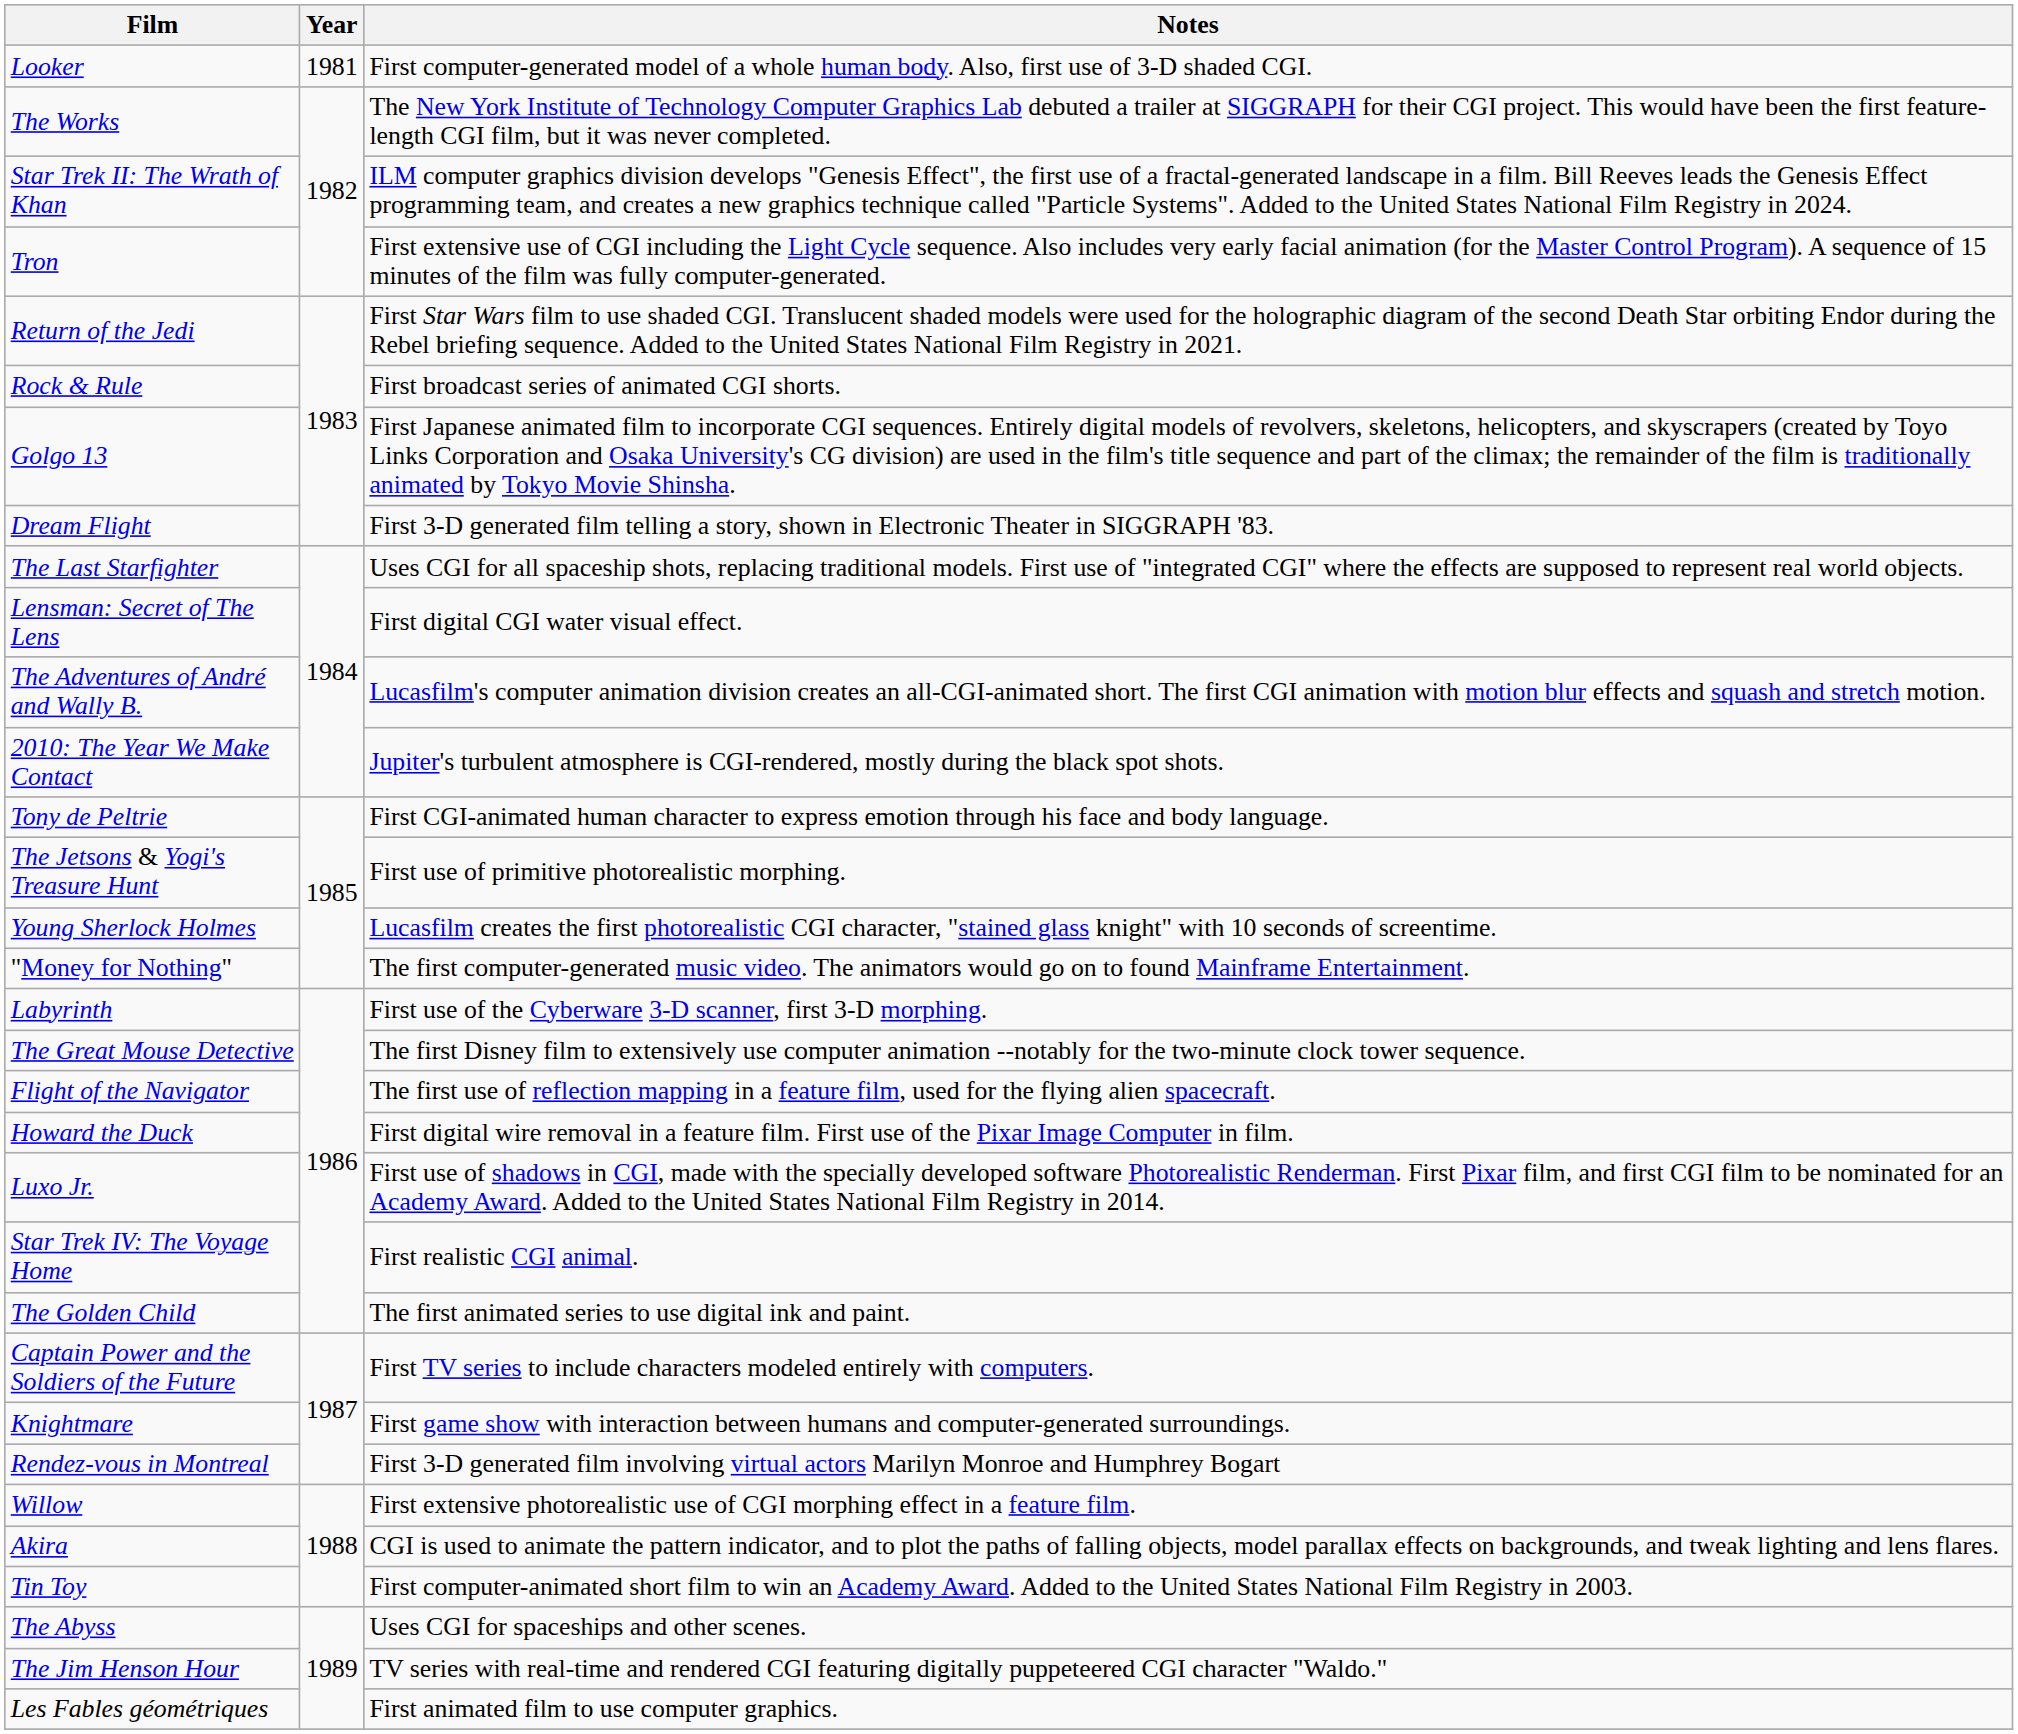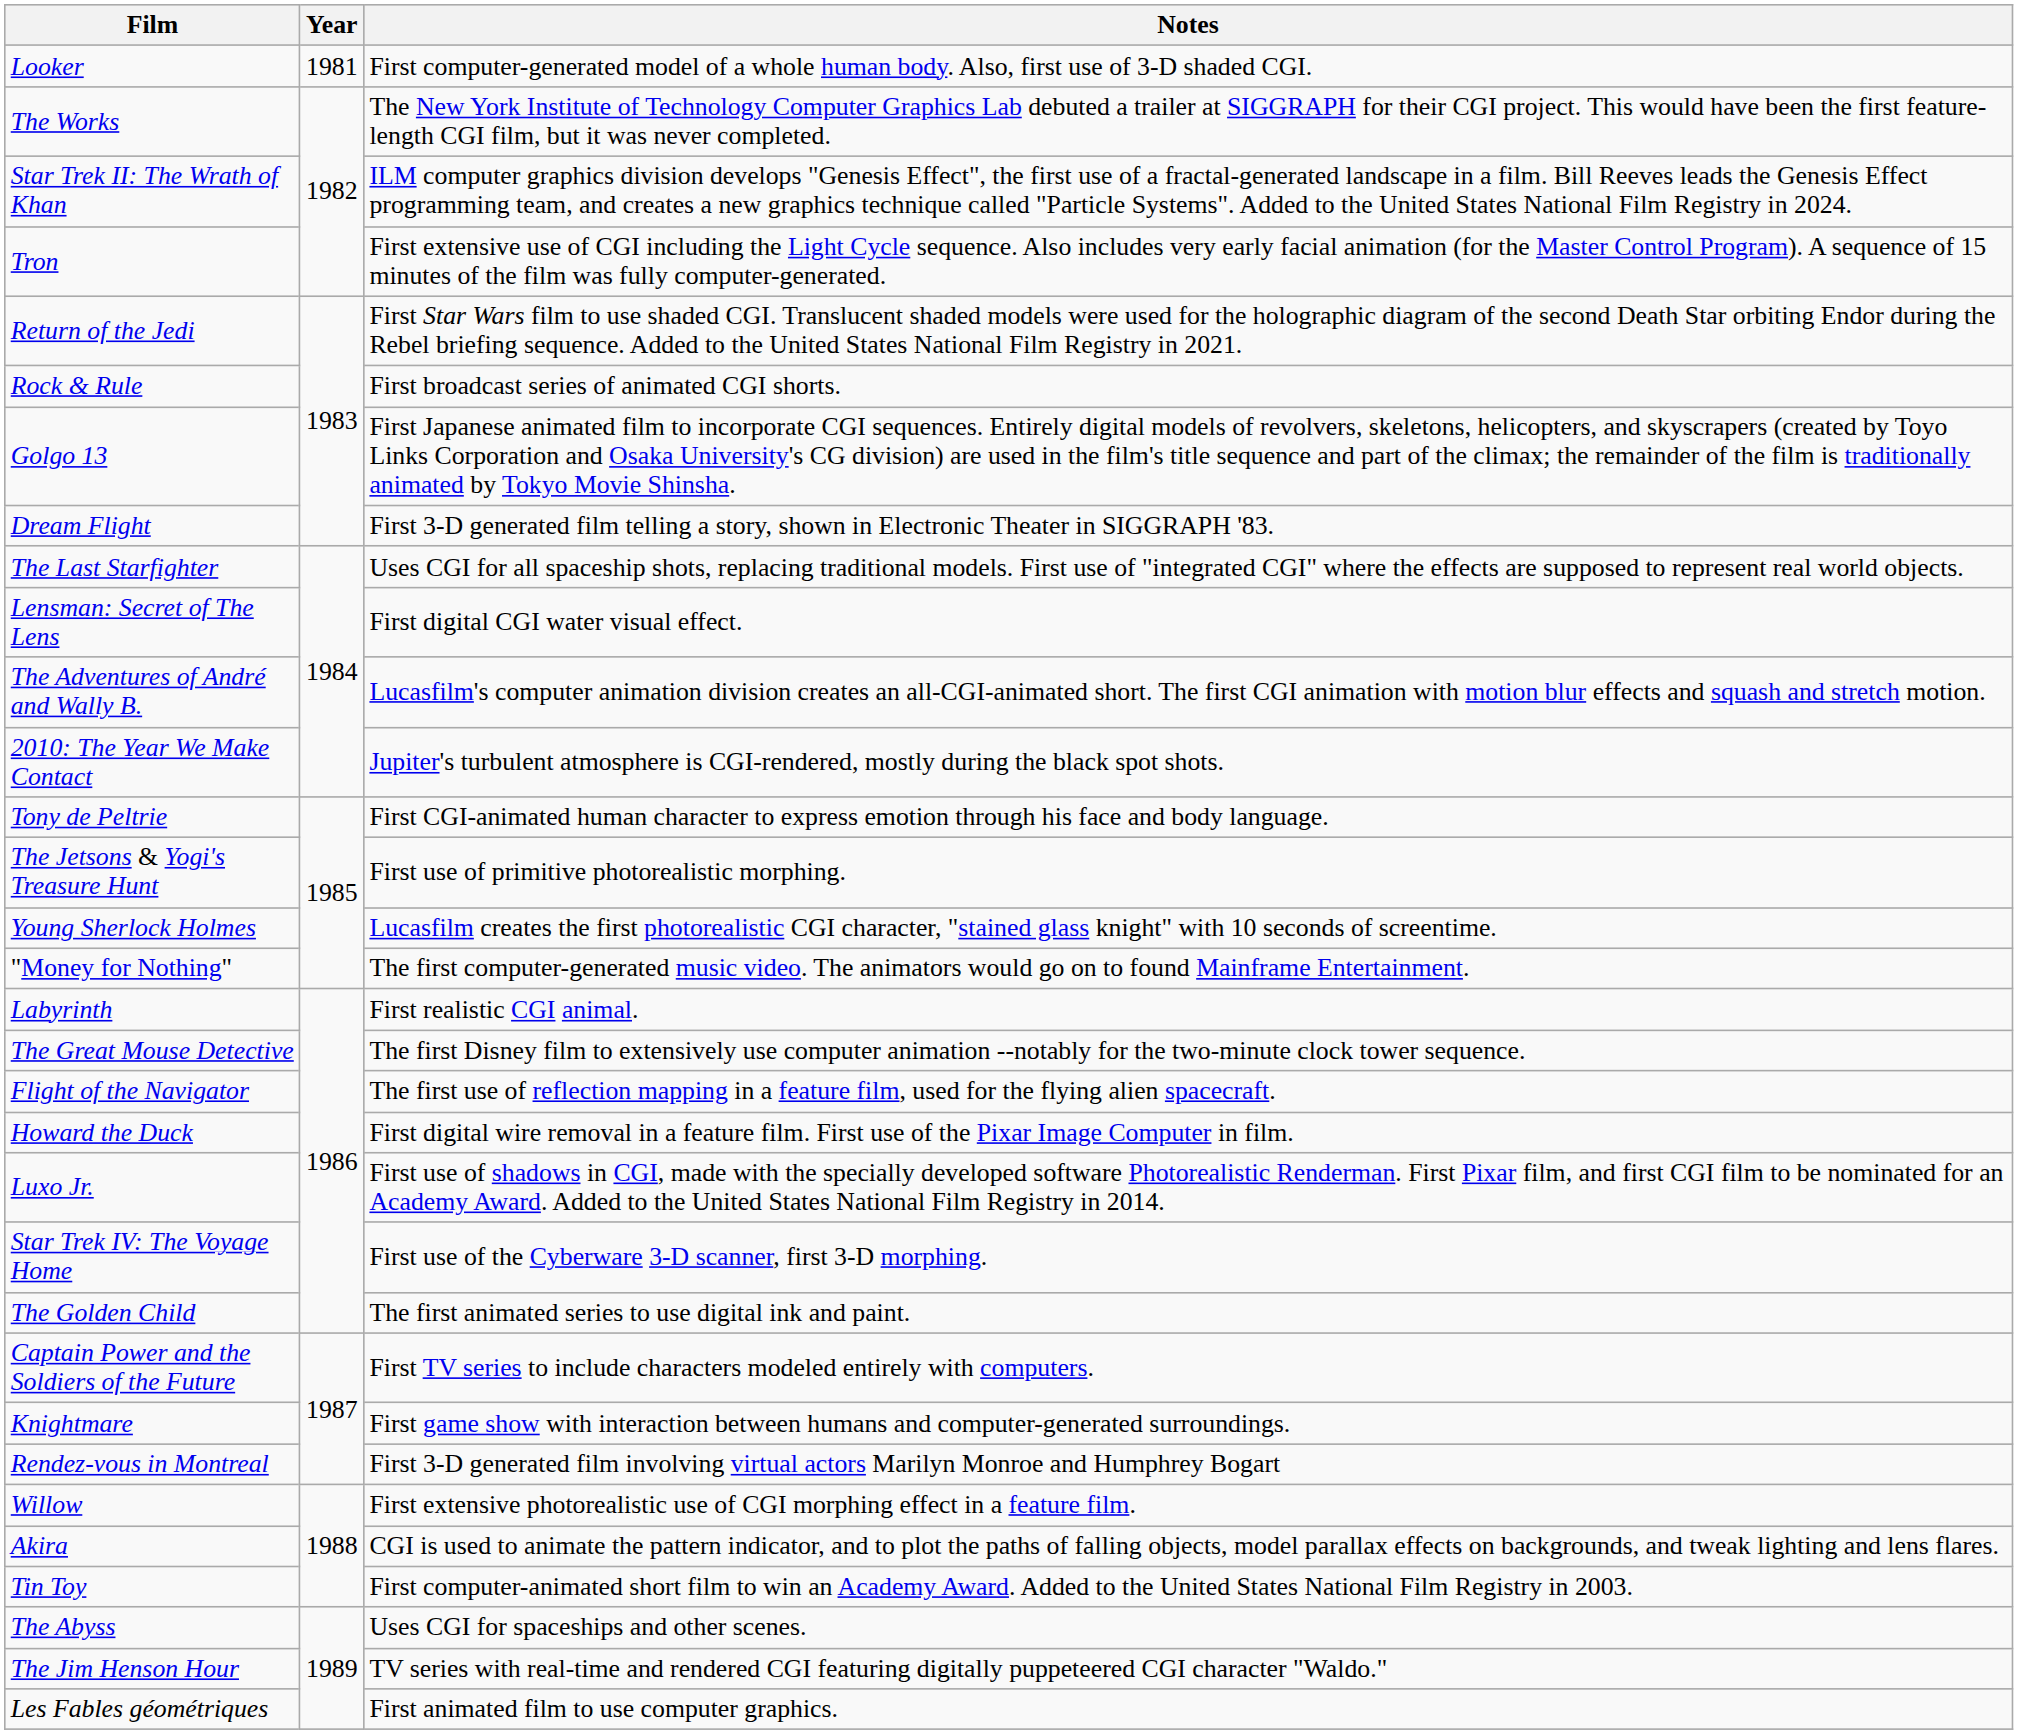(678, 1009) First use of the Cyberware 3-D scanner, first 3-D morphing. -> (504, 1009) First realistic CGI animal.
(504, 1256) First realistic CGI animal. -> (678, 1256) First use of the Cyberware 3-D scanner, first 3-D morphing.
